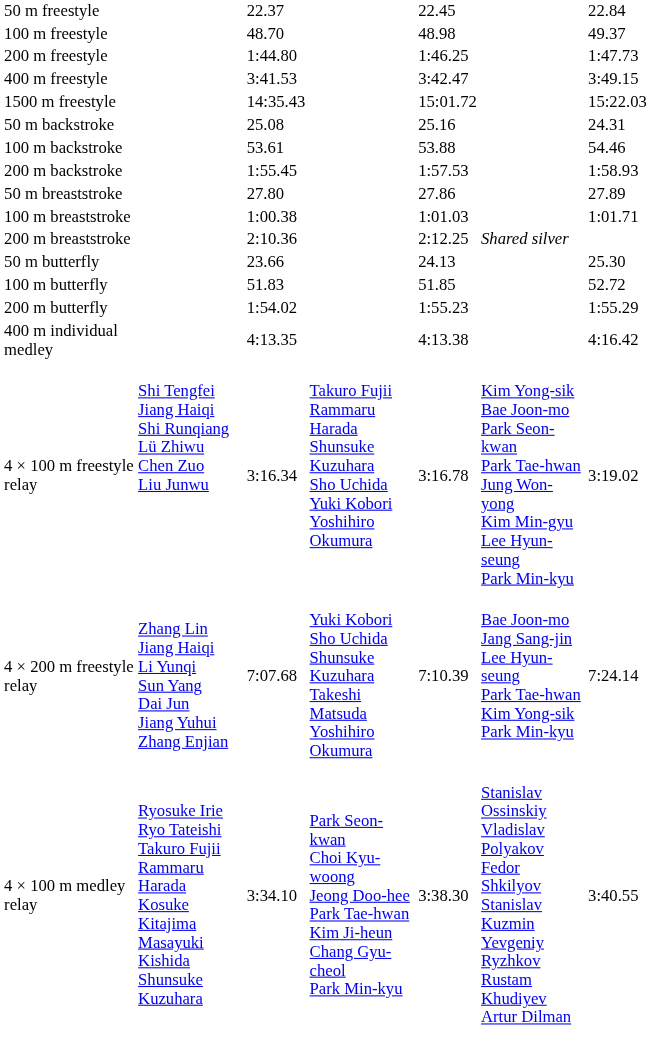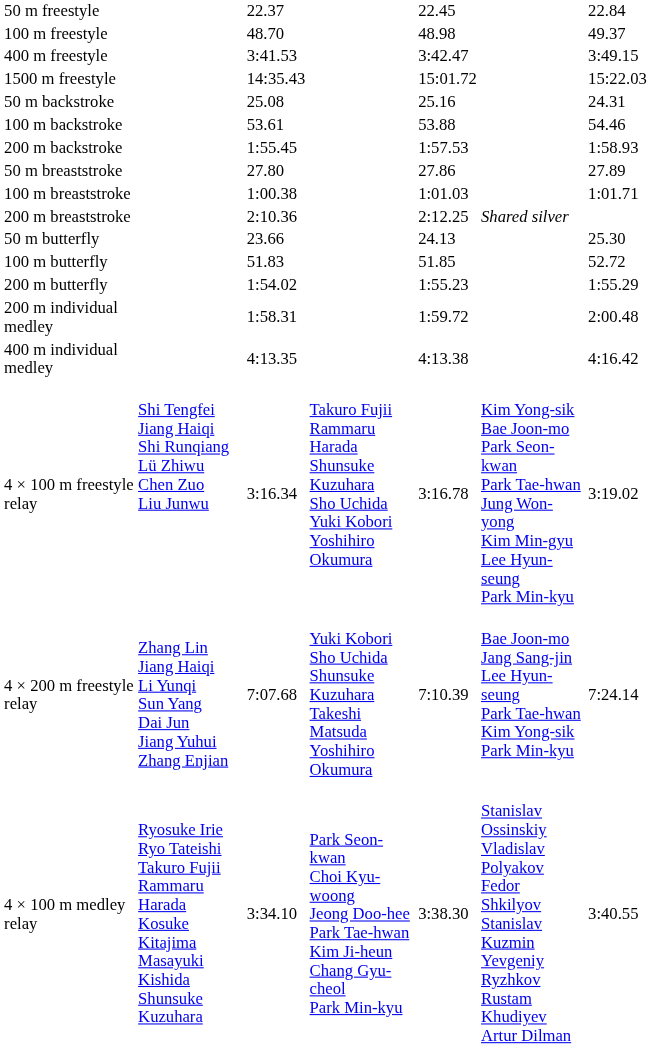- row: (56, 56)
+ row: (61, 317)
